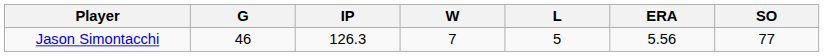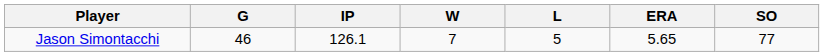(348, 39) 126.3 -> (348, 39) 126.1
(662, 39) 5.56 -> (662, 39) 5.65
